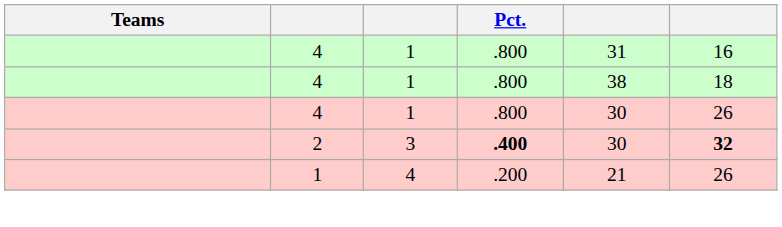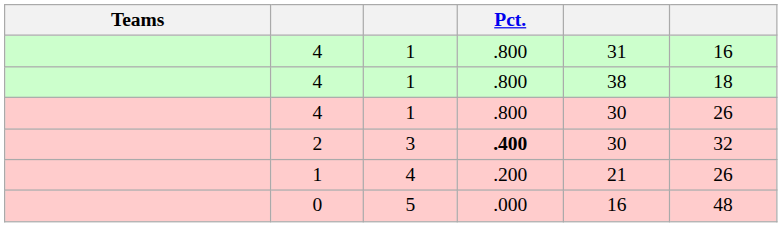(723, 143) bold -> (723, 143) normal
+ row: (317, 205)
